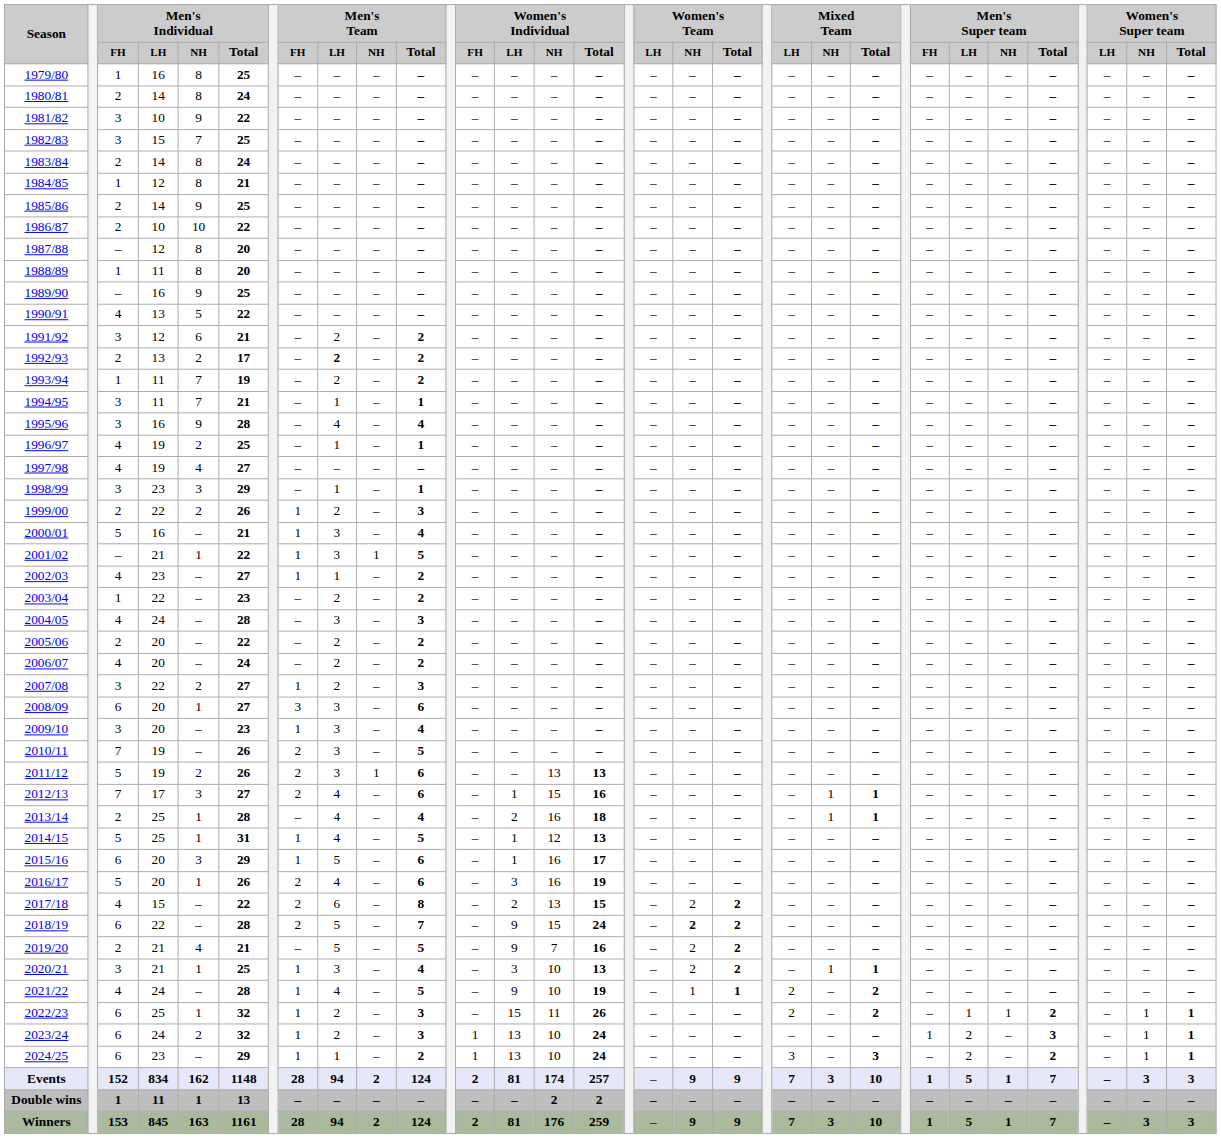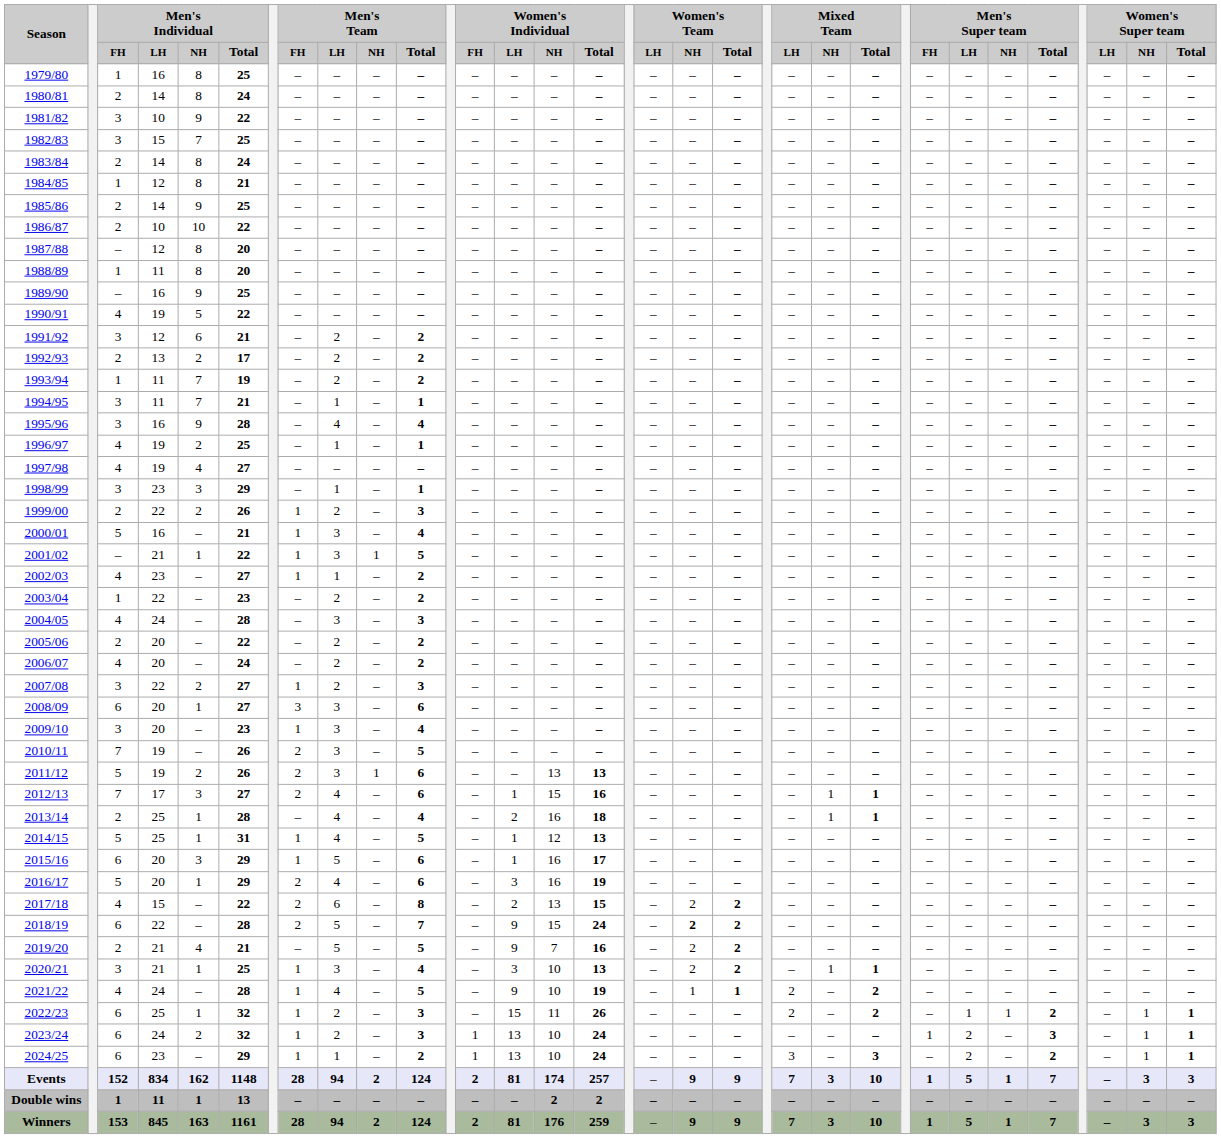(158, 314) 13 -> (158, 314) 19
(337, 358) bold -> (337, 358) normal
(244, 881) 26 -> (244, 881) 29
